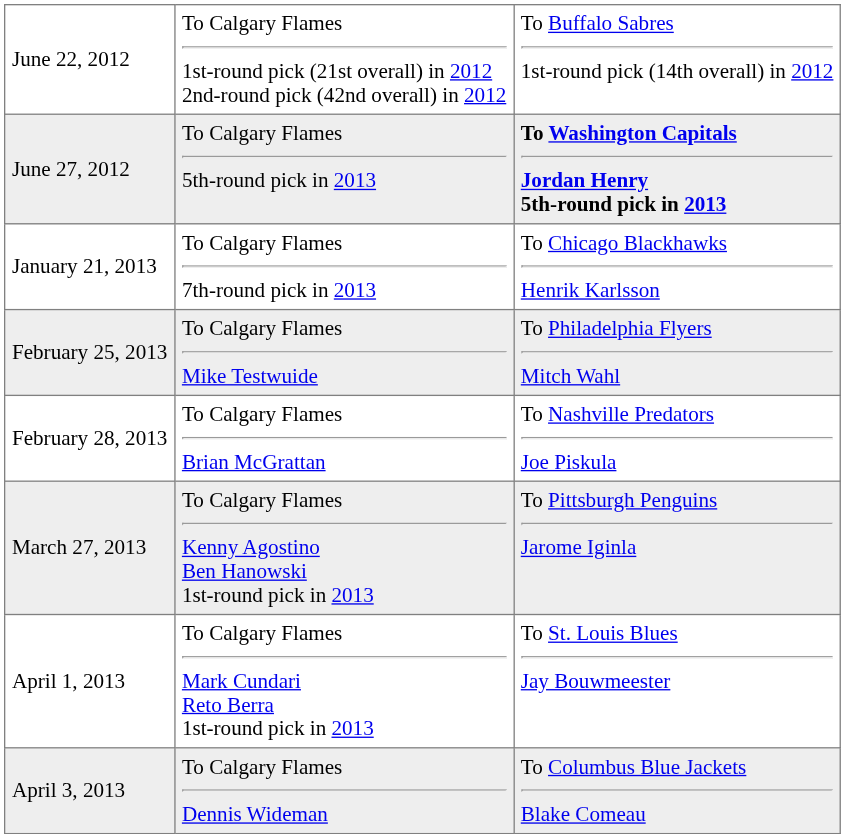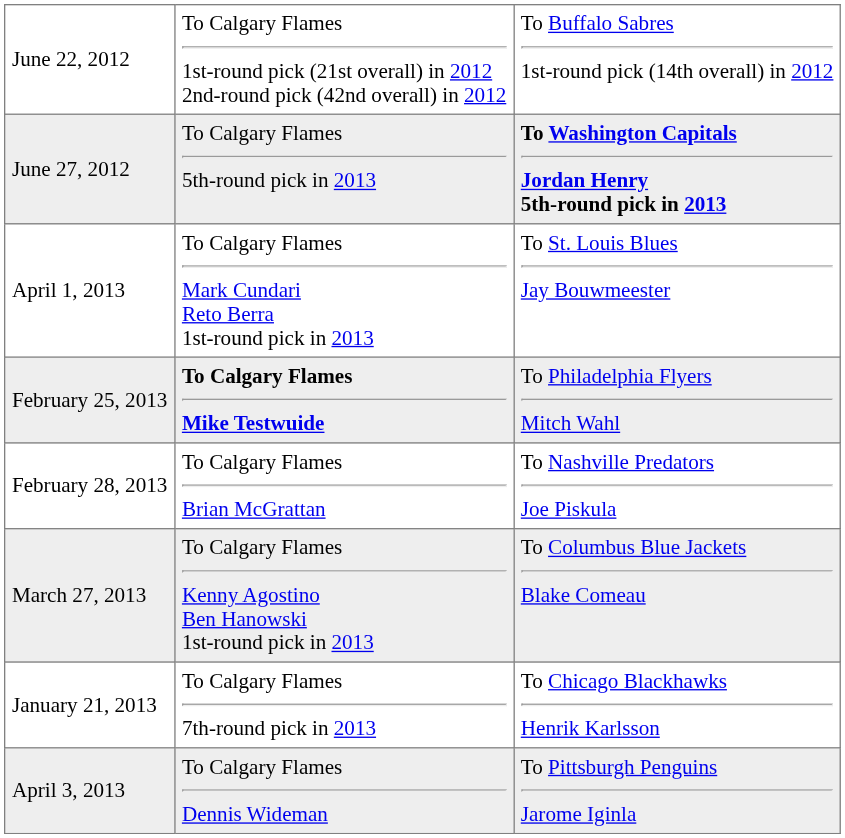rows swapped: (84, 266) <-> (69, 681)
(344, 352) normal -> (344, 399) bold
(677, 523) To Pittsburgh Penguins Jarome Iginla -> (677, 571) To Columbus Blue Jackets Blake Comeau
(677, 790) To Columbus Blue Jackets Blake Comeau -> (677, 790) To Pittsburgh Penguins Jarome Iginla
